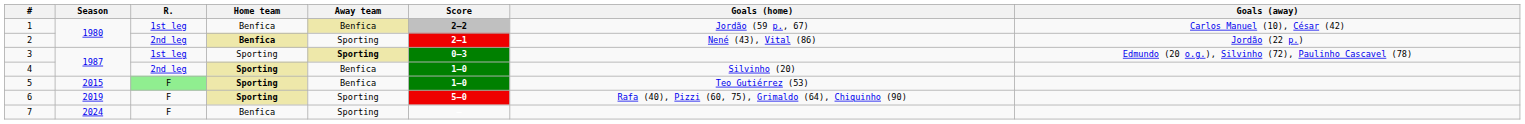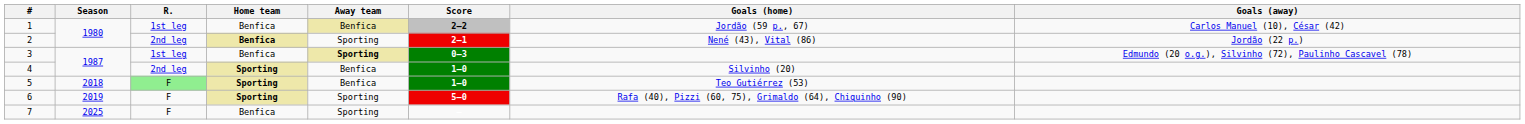(257, 55) Sporting -> (257, 55) Benfica
(93, 83) 2015 -> (93, 83) 2018
(93, 112) 2024 -> (93, 112) 2025
